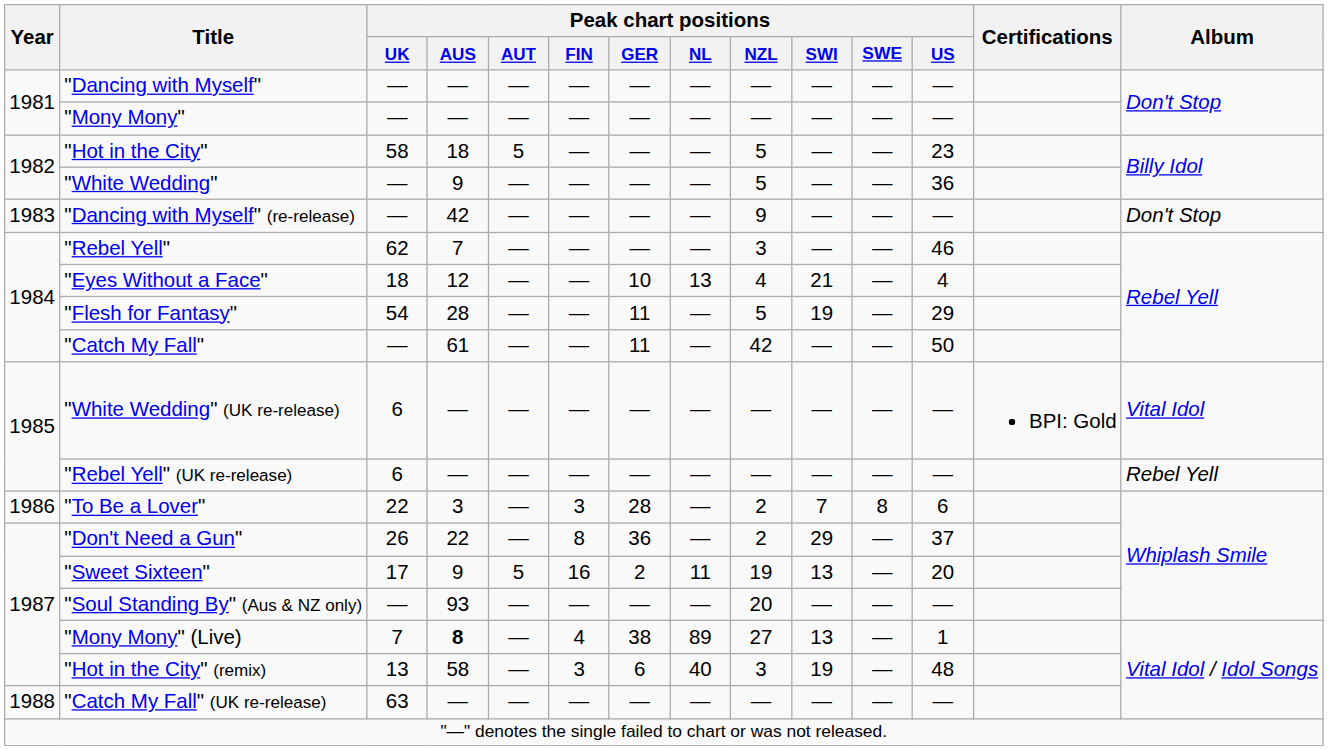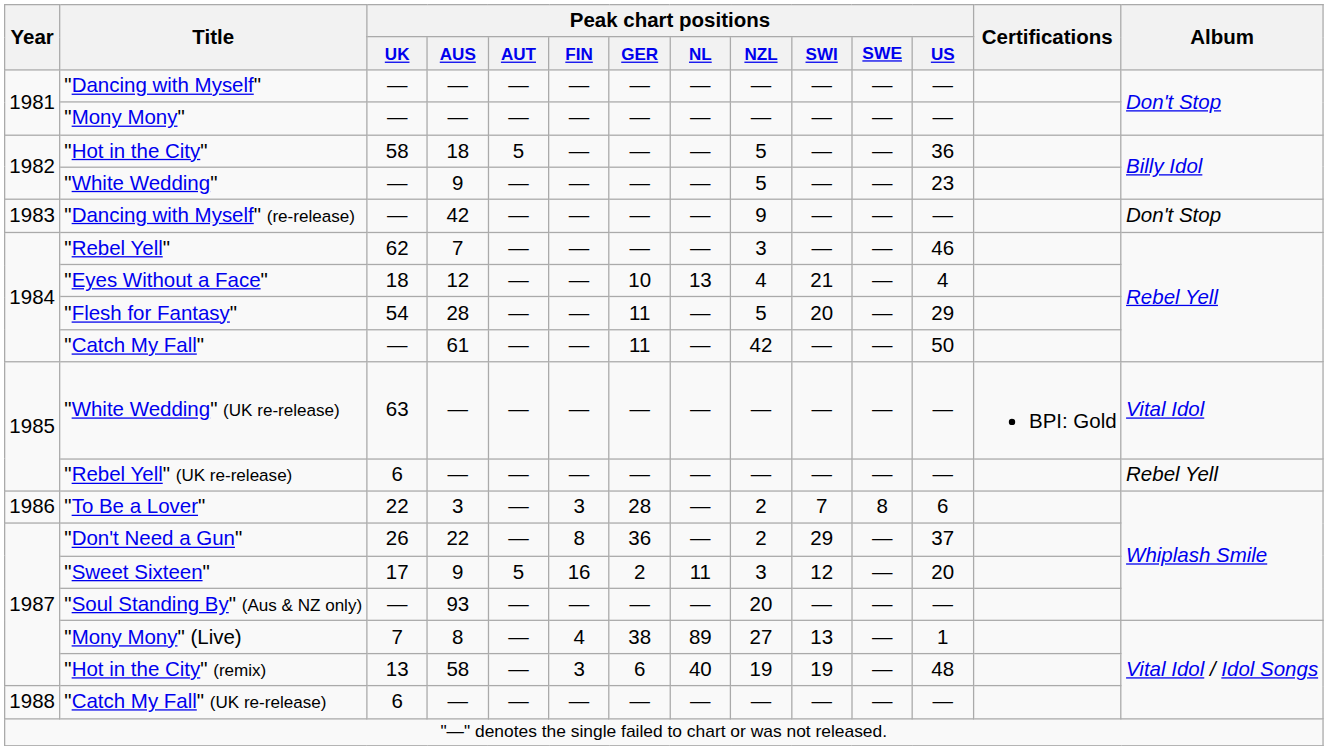(943, 150) 23 -> (943, 150) 36
(943, 183) 36 -> (943, 183) 23
(822, 313) 19 -> (822, 313) 20
(397, 410) 6 -> (397, 410) 63
(761, 571) 19 -> (761, 571) 3
(822, 571) 13 -> (822, 571) 12
(458, 636) bold -> (458, 636) normal
(761, 669) 3 -> (761, 669) 19
(397, 701) 63 -> (397, 701) 6
